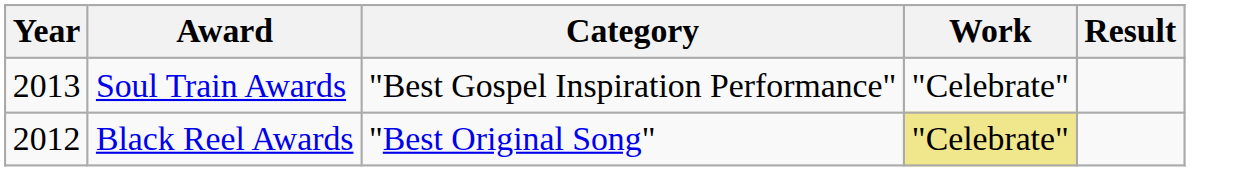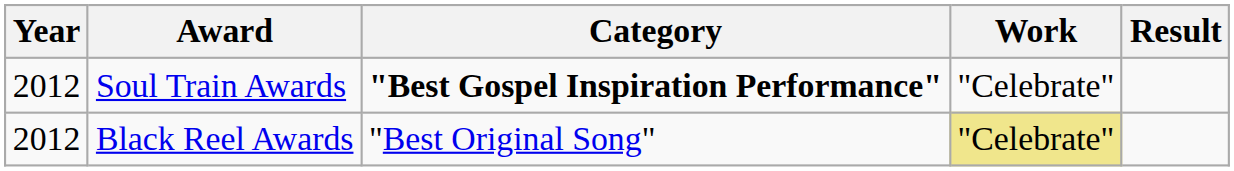(47, 84) 2013 -> (47, 84) 2012
(633, 84) normal -> (655, 84) bold
